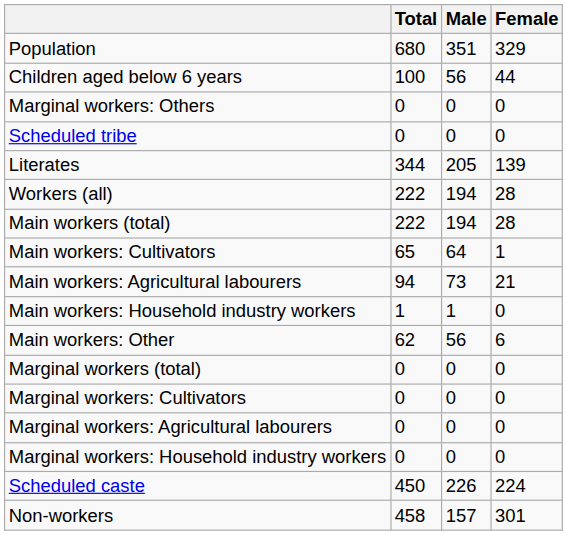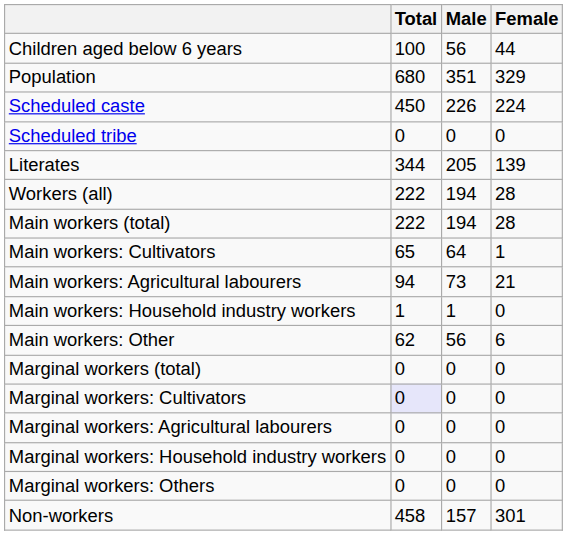rows swapped: (52, 48) <-> (125, 77)
rows swapped: (77, 485) <-> (112, 106)
(400, 398) no background -> (400, 398) lavender background
